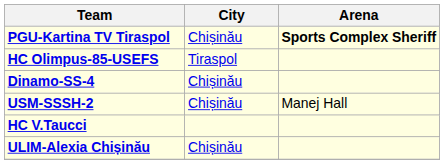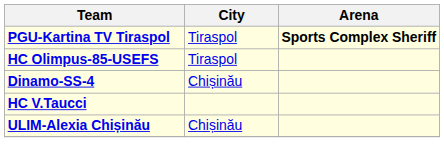(215, 37) Chișinău -> (213, 37) Tiraspol
- row: (51, 103)
